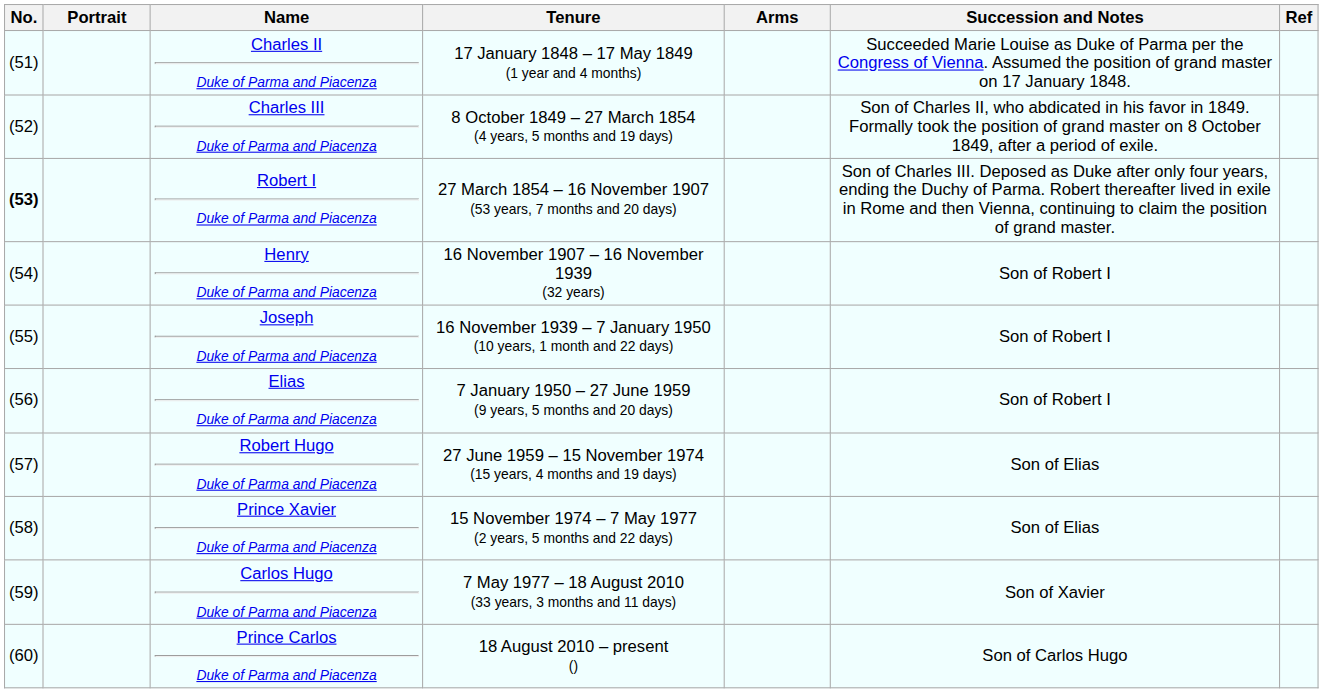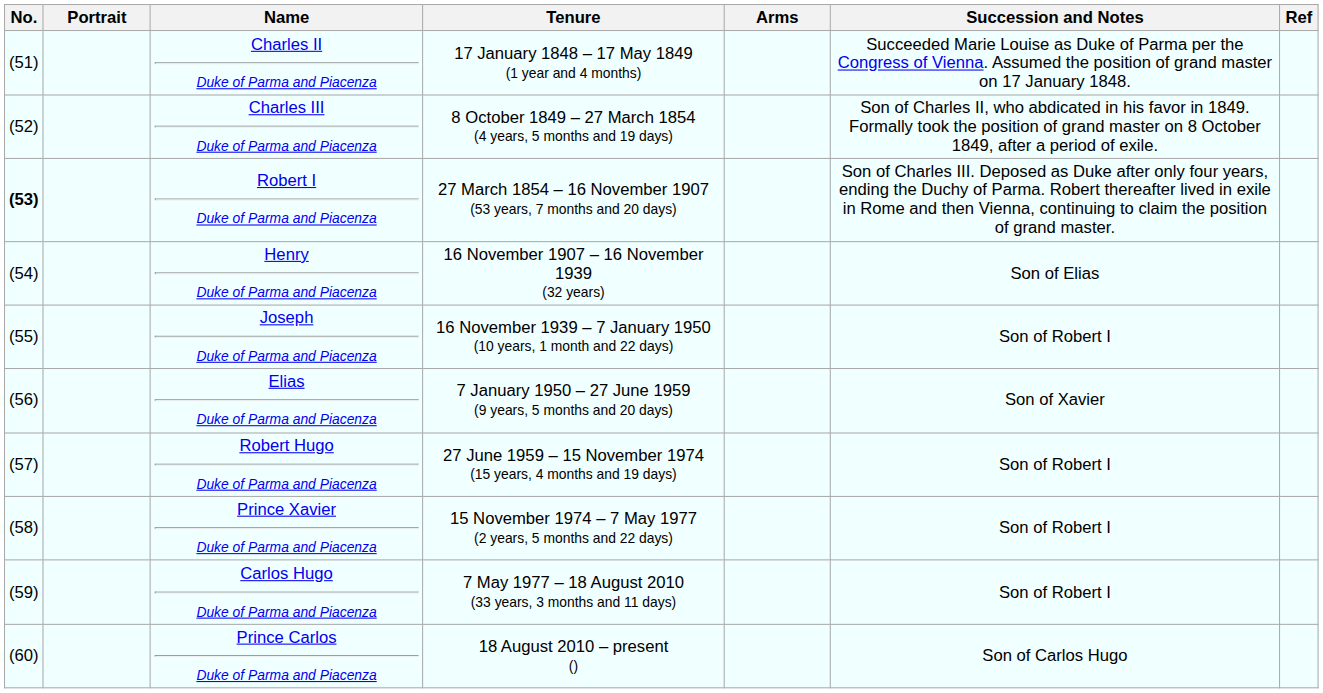(1055, 273) Son of Robert I -> (1055, 273) Son of Elias
(1055, 400) Son of Robert I -> (1055, 400) Son of Xavier
(1055, 464) Son of Elias -> (1055, 464) Son of Robert I
(1055, 528) Son of Elias -> (1055, 528) Son of Robert I
(1055, 592) Son of Xavier -> (1055, 592) Son of Robert I
